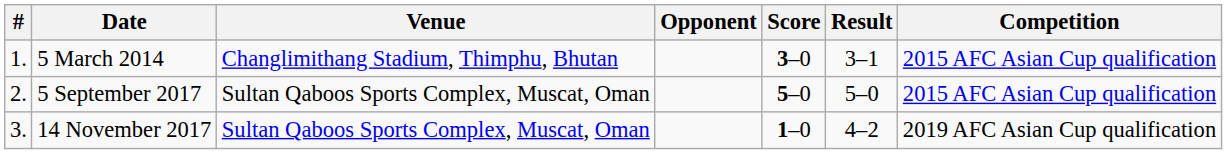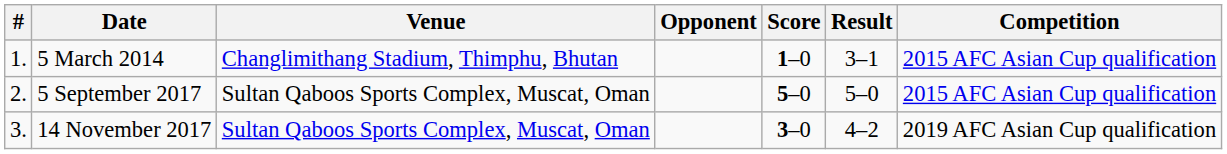(794, 58) 3–0 -> (794, 58) 1–0
(794, 129) 1–0 -> (794, 129) 3–0
